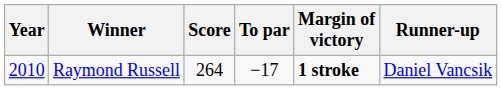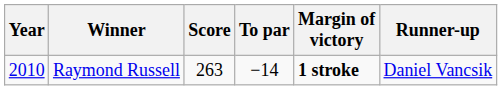(209, 70) 264 -> (209, 70) 263
(264, 70) −17 -> (264, 70) −14
